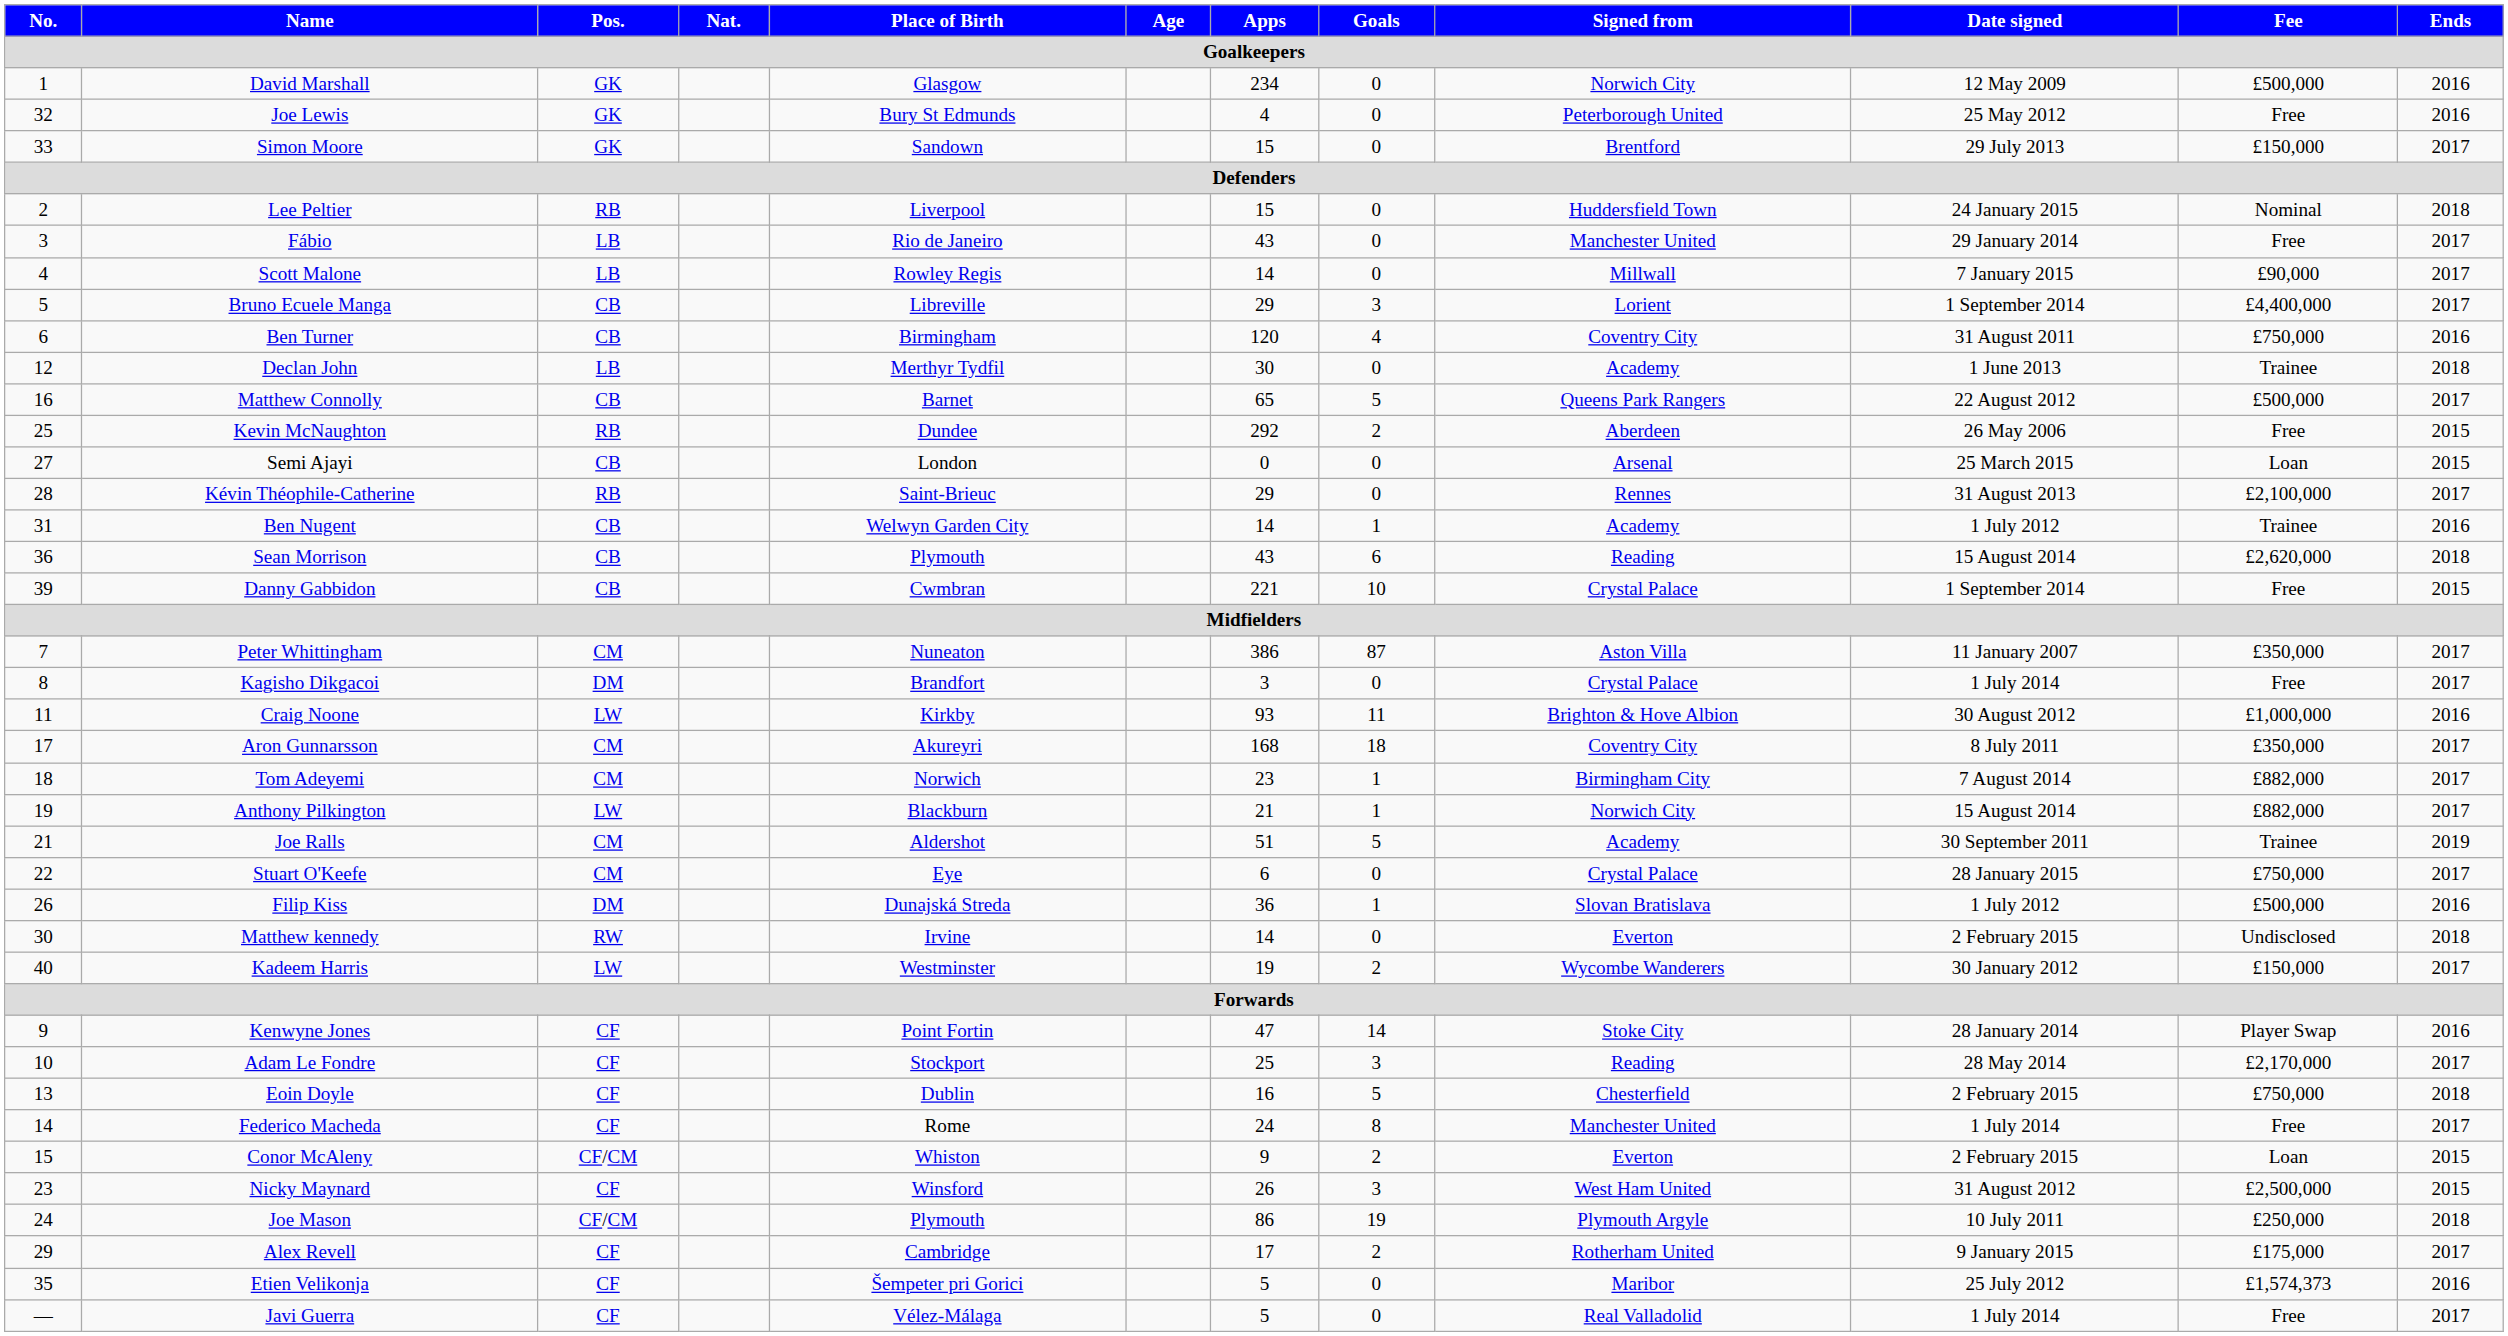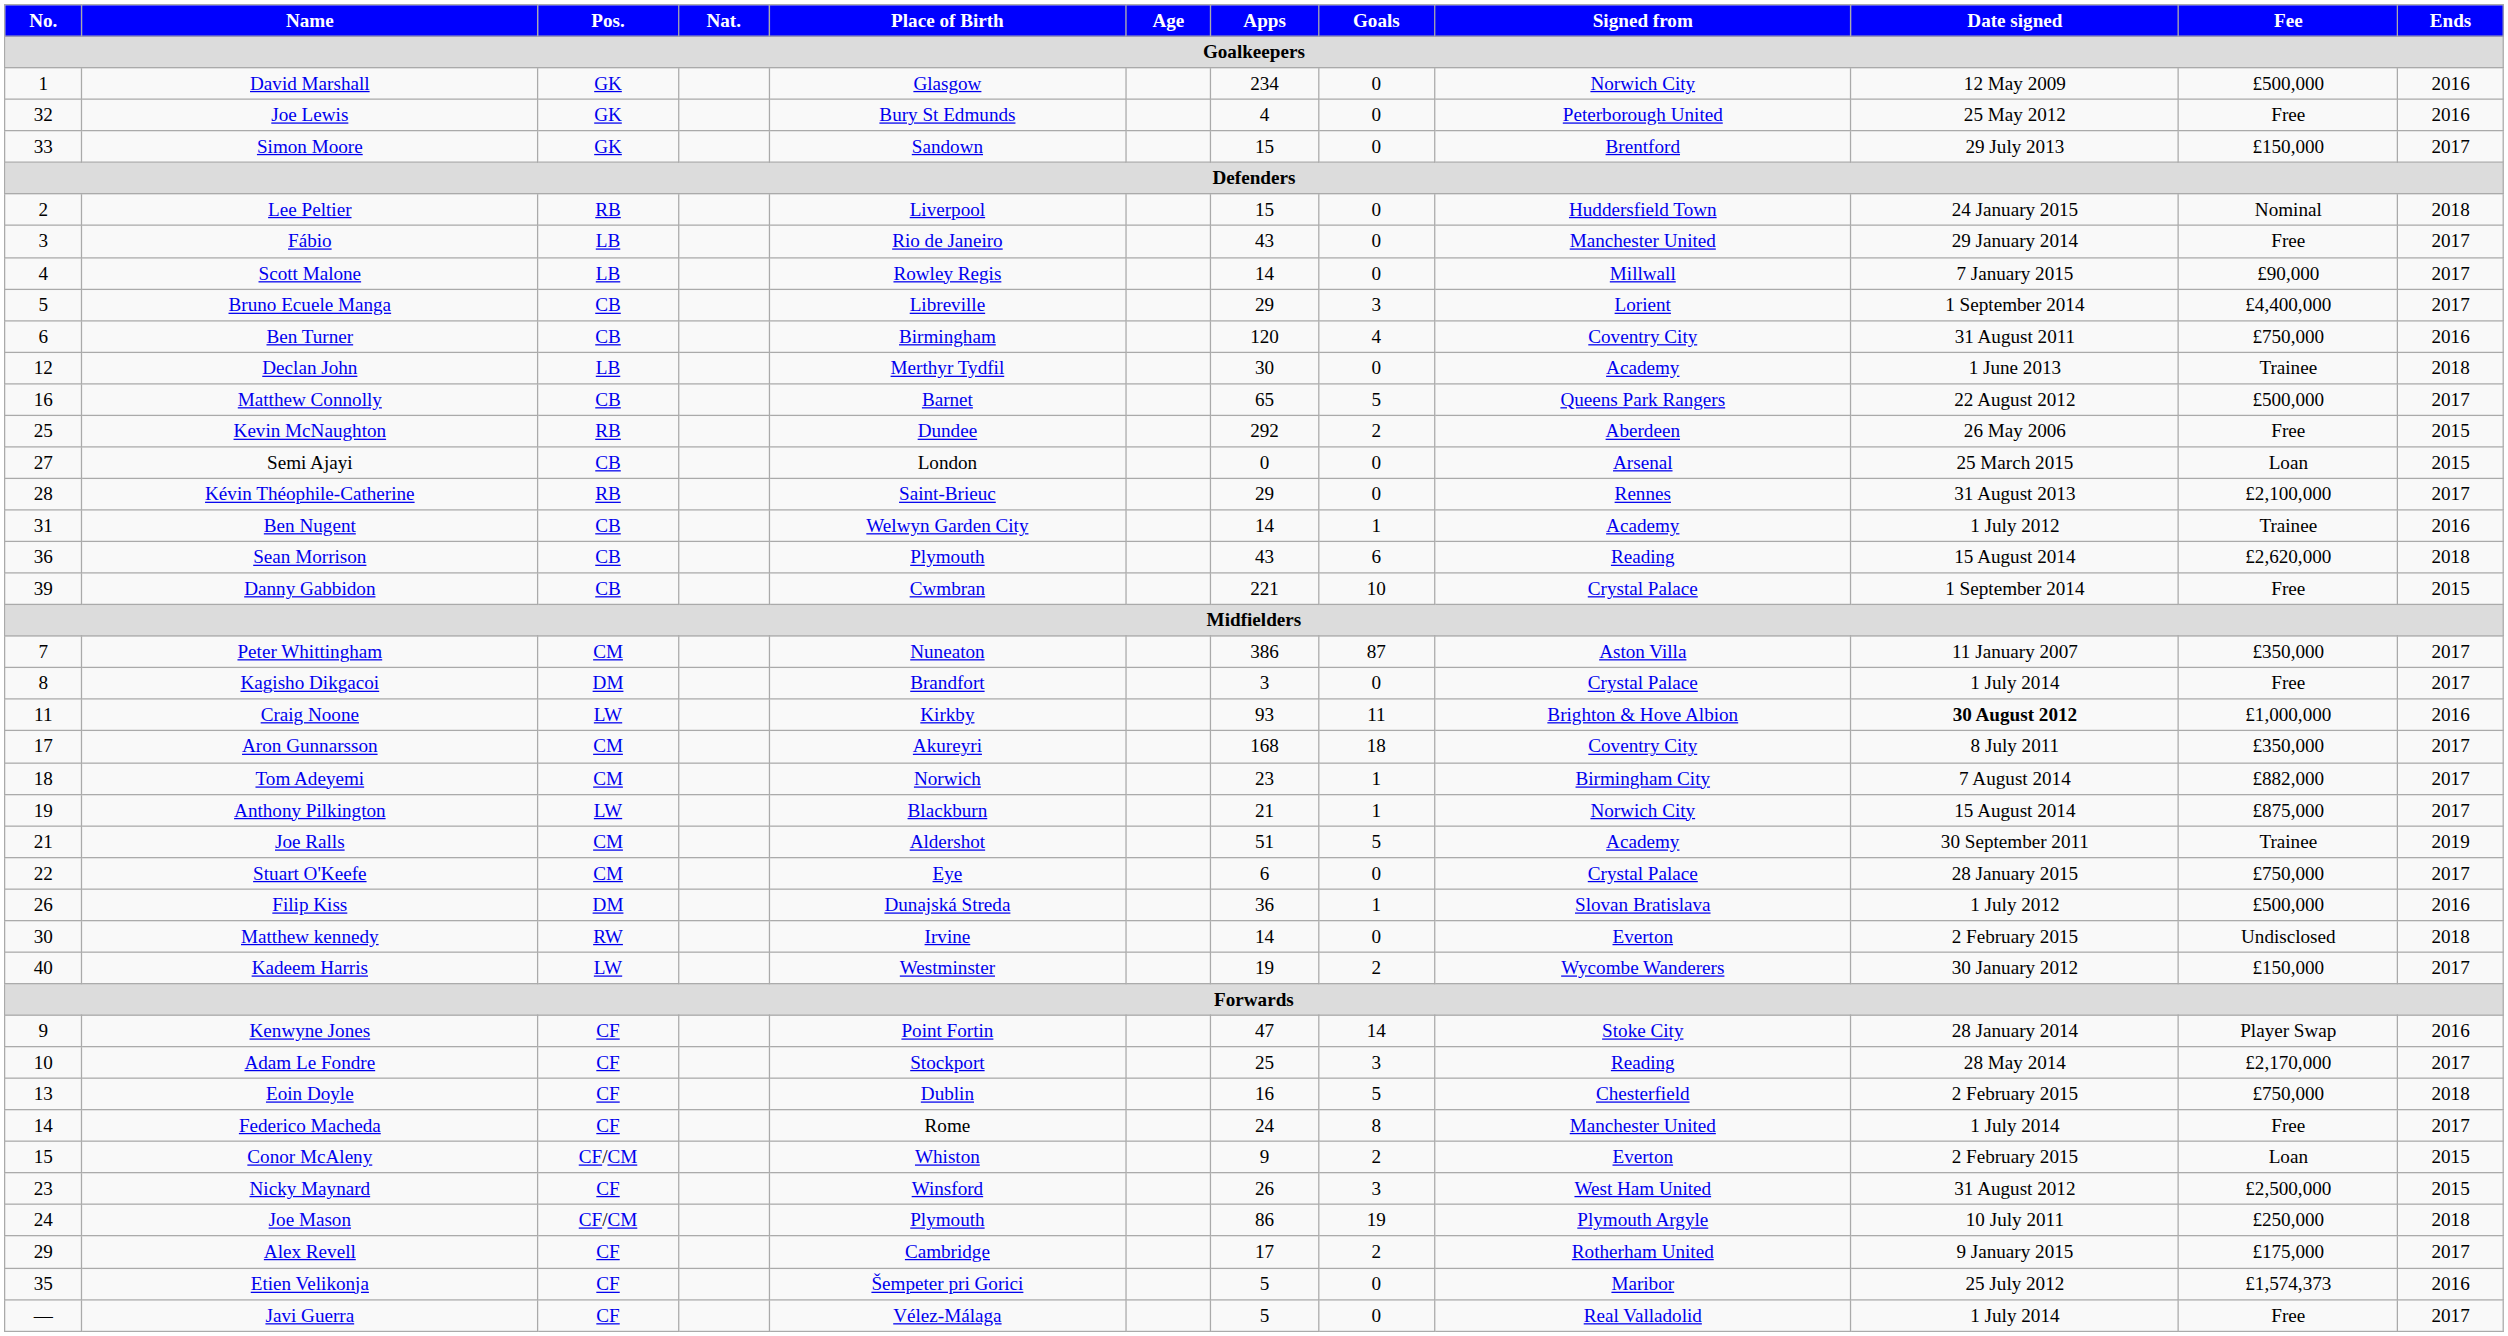(2015, 715) normal -> (2015, 715) bold
(2288, 809) £882,000 -> (2288, 809) £875,000
